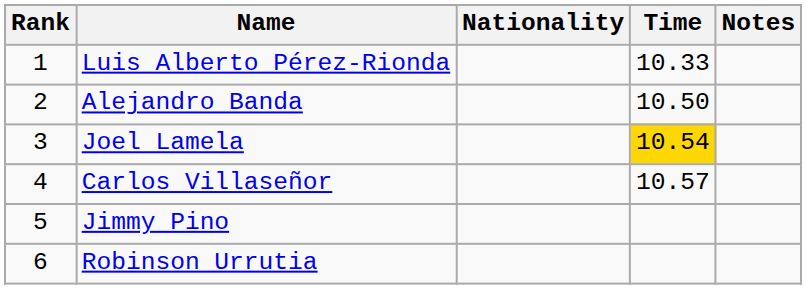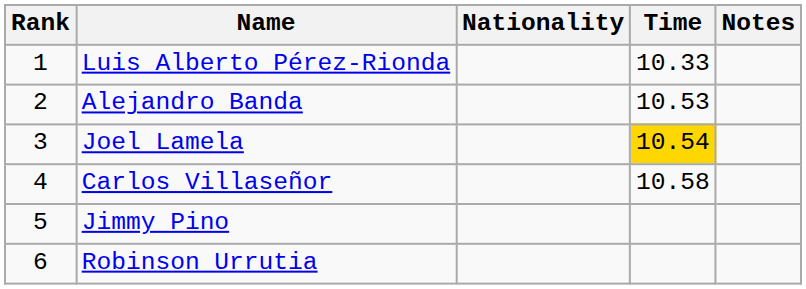(673, 105) 10.50 -> (673, 105) 10.53
(673, 184) 10.57 -> (673, 184) 10.58
